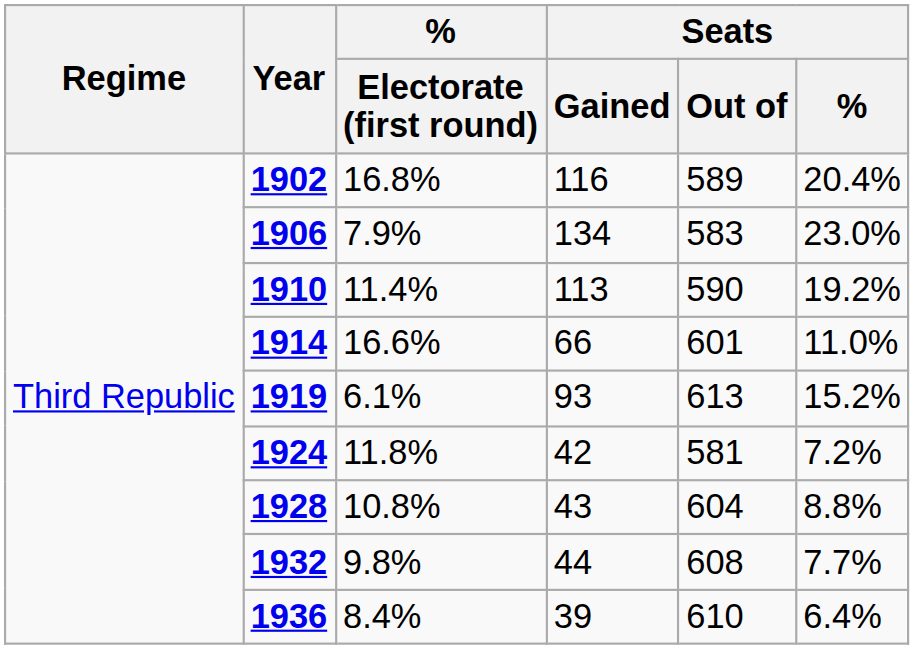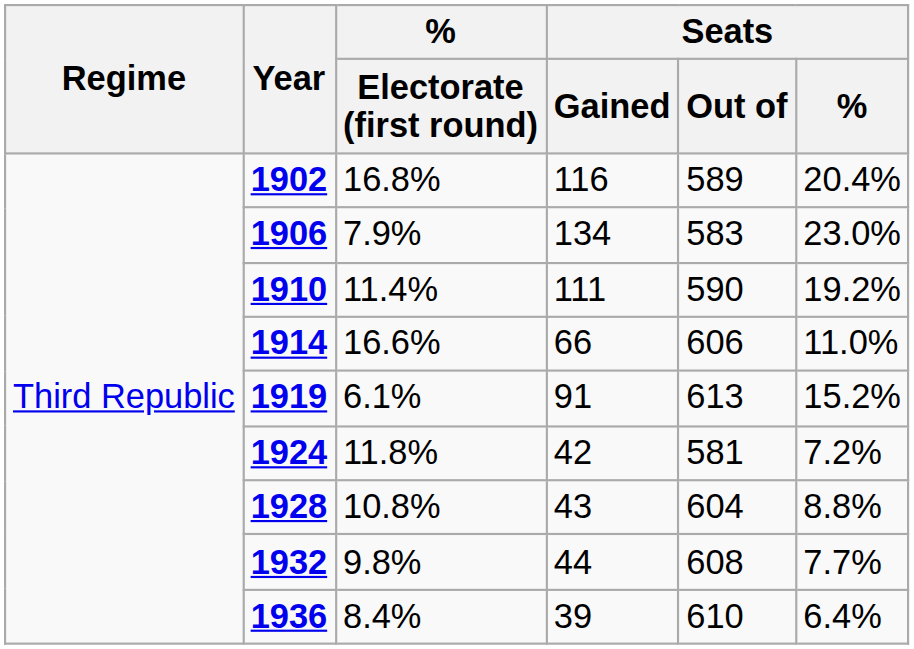(581, 288) 113 -> (580, 288) 111
(715, 343) 601 -> (715, 343) 606
(573, 397) 93 -> (573, 397) 91
